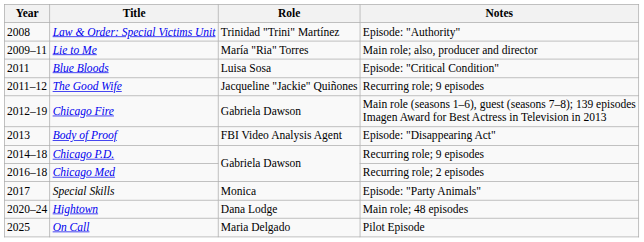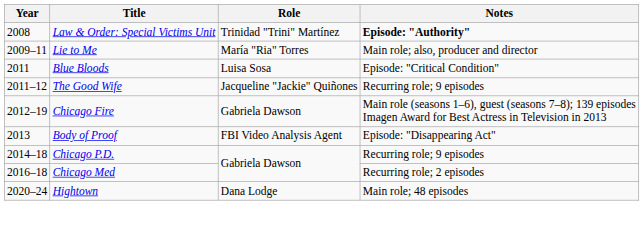(412, 31) normal -> (416, 31) bold
- row: (84, 191)
- row: (71, 227)
